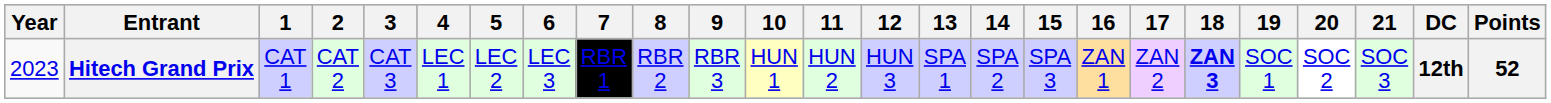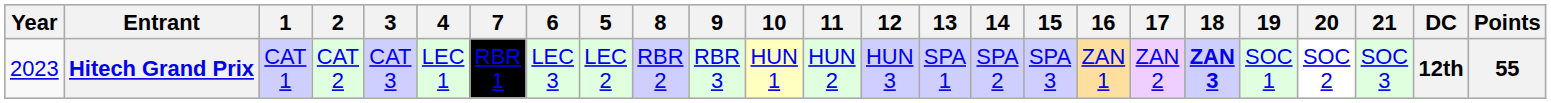columns swapped: (496, 22) <-> (604, 22)
(1507, 68) 52 -> (1507, 68) 55
